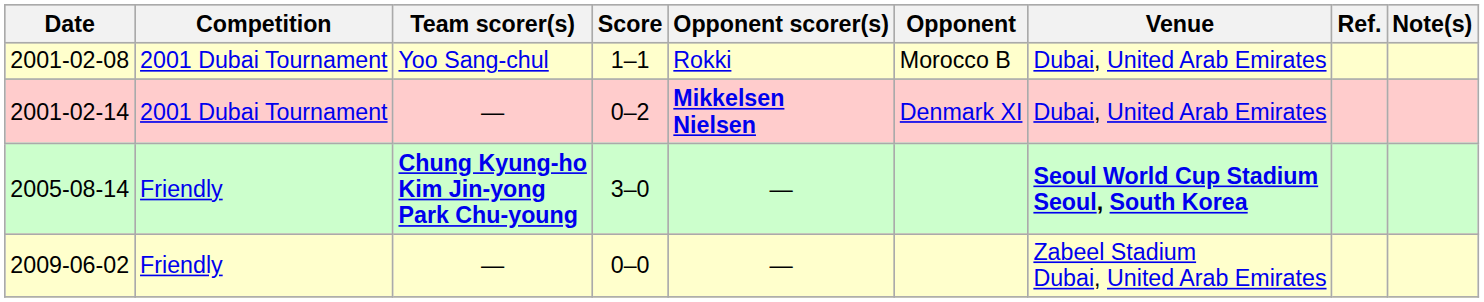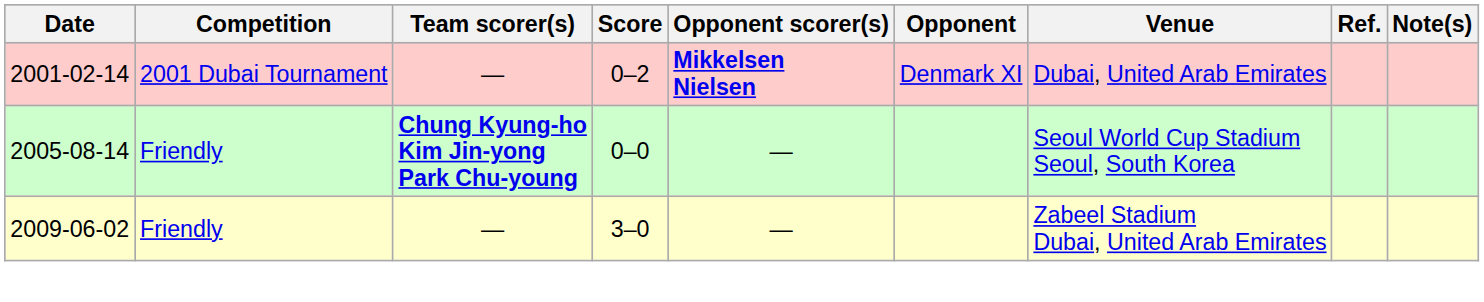- row: (70, 61)
(630, 188) 3–0 -> (630, 151) 0–0
(1176, 188) bold -> (1167, 151) normal
(630, 265) 0–0 -> (630, 228) 3–0
